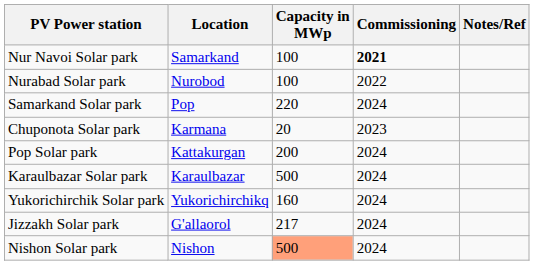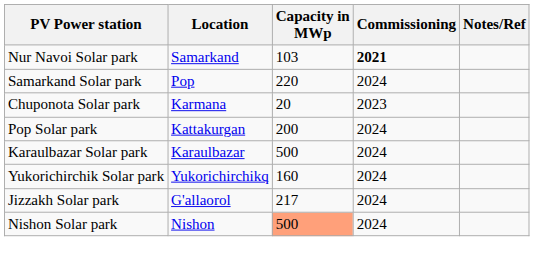(287, 57) 100 -> (287, 57) 103
- row: (67, 81)
